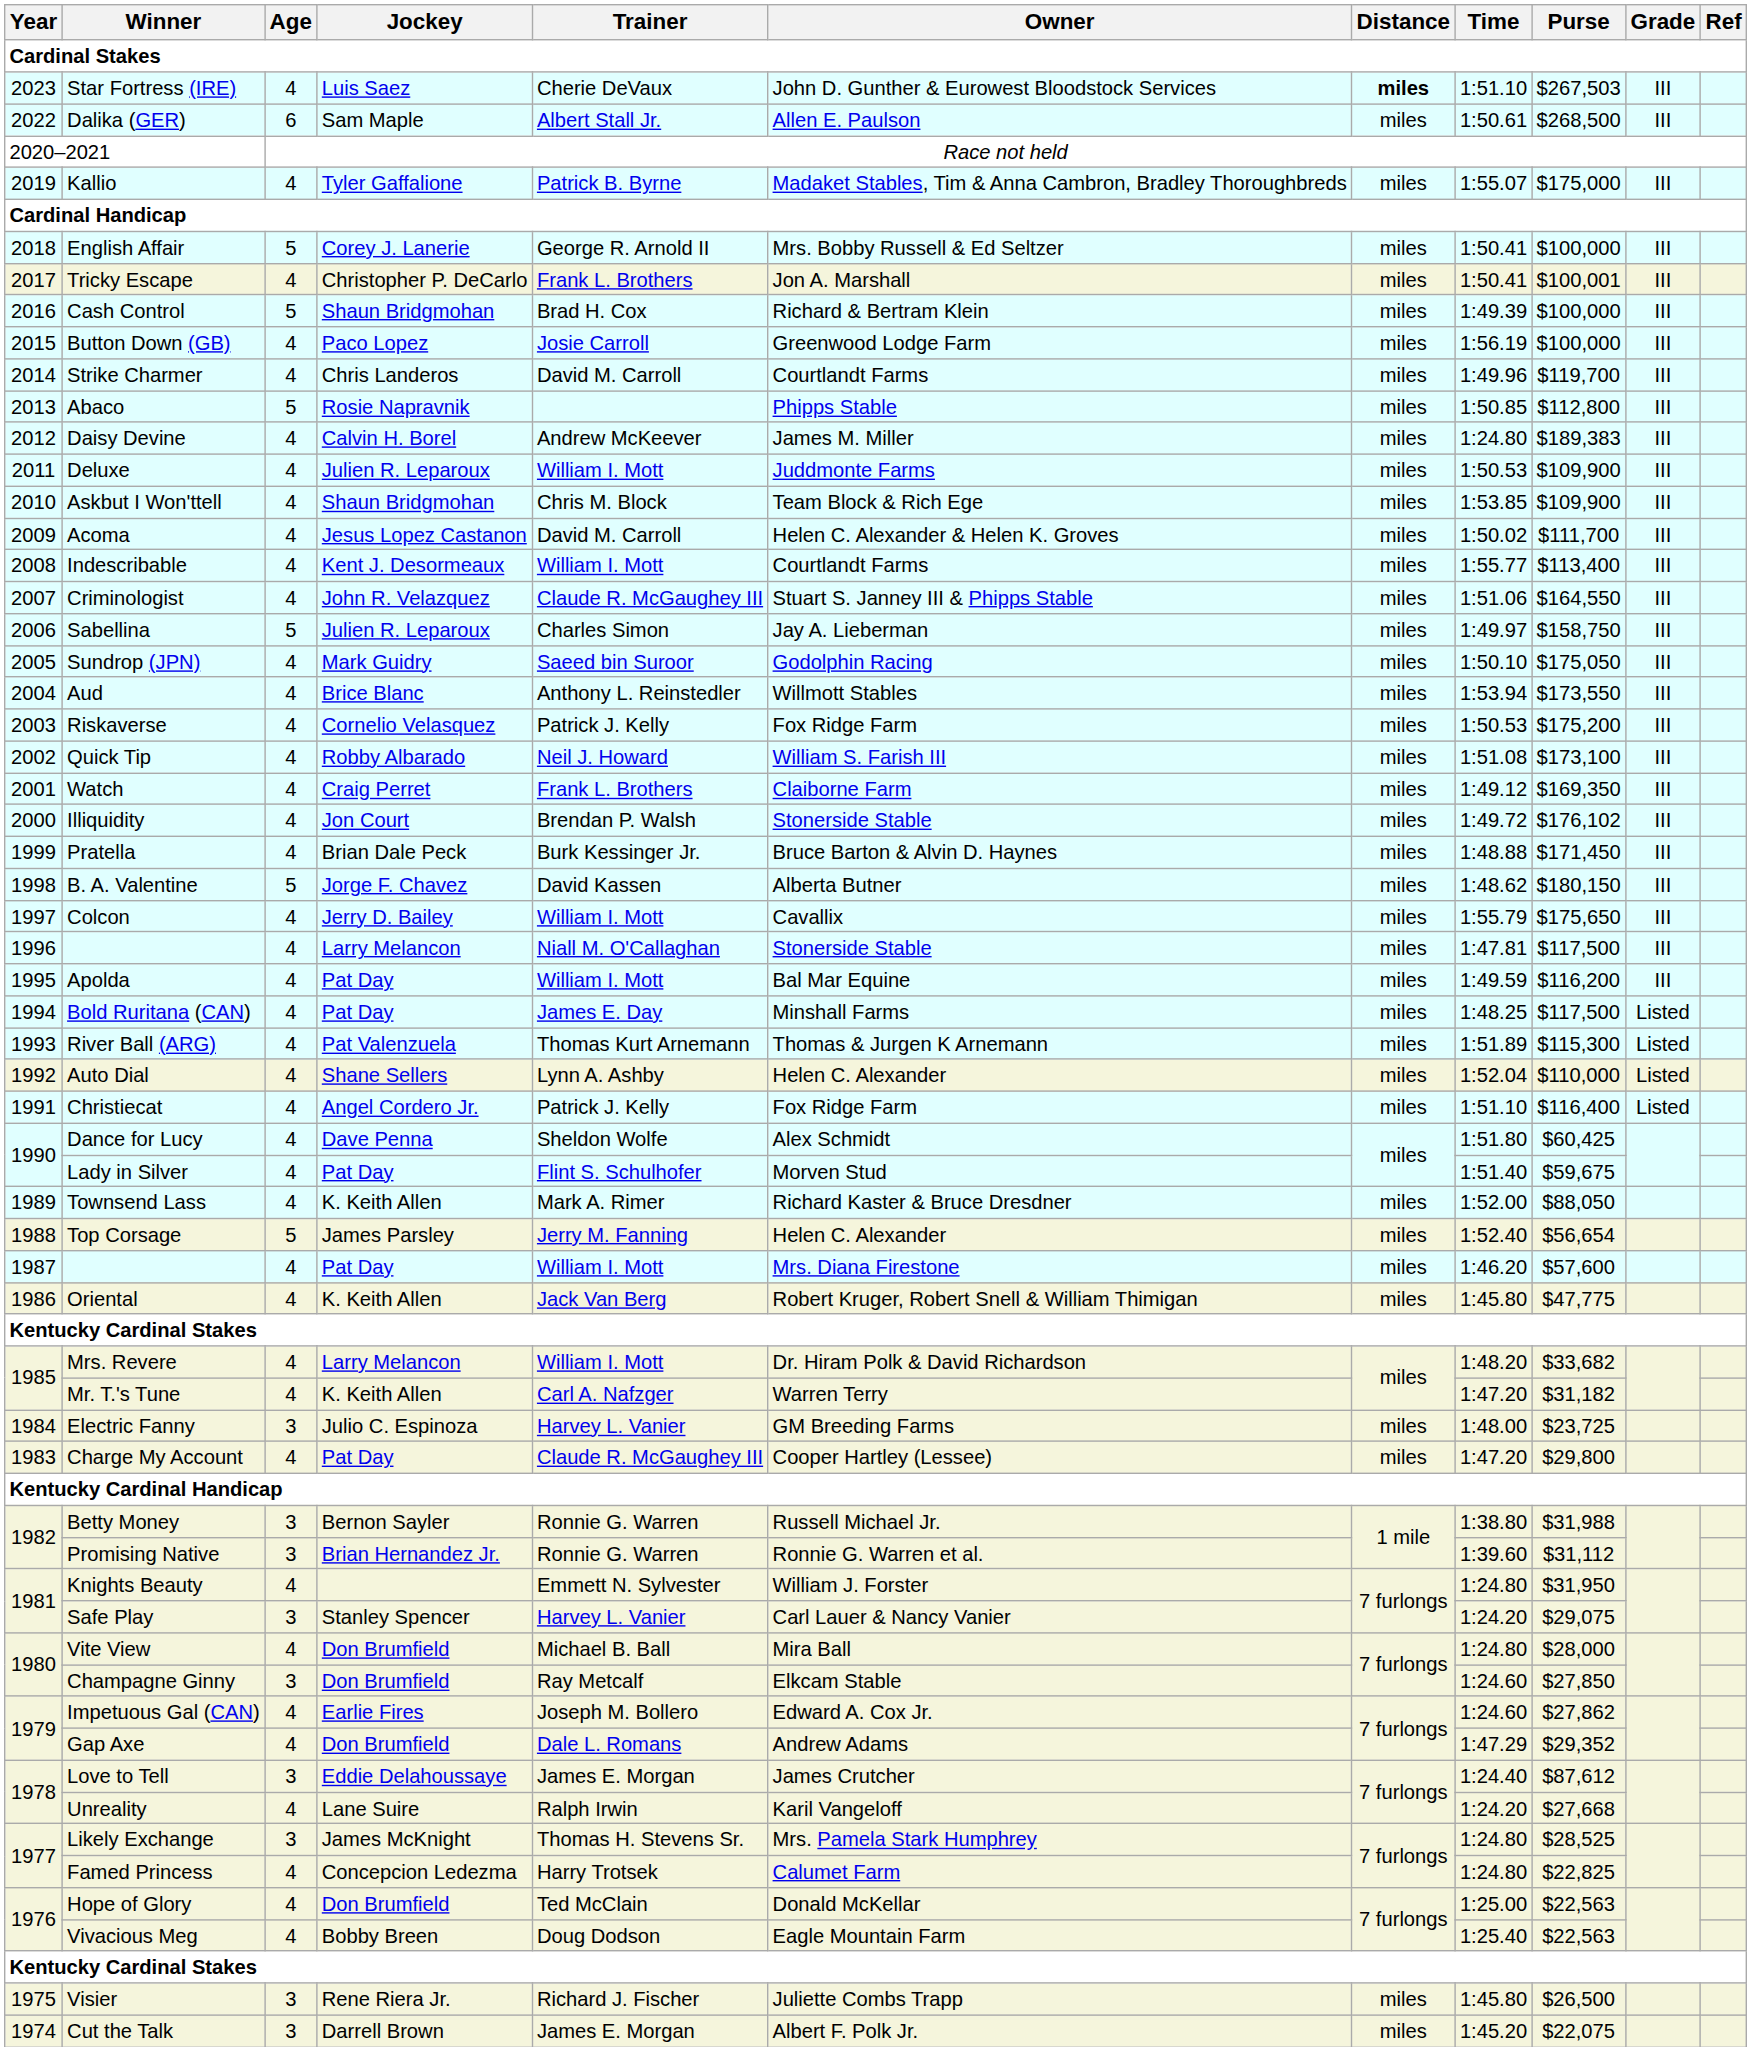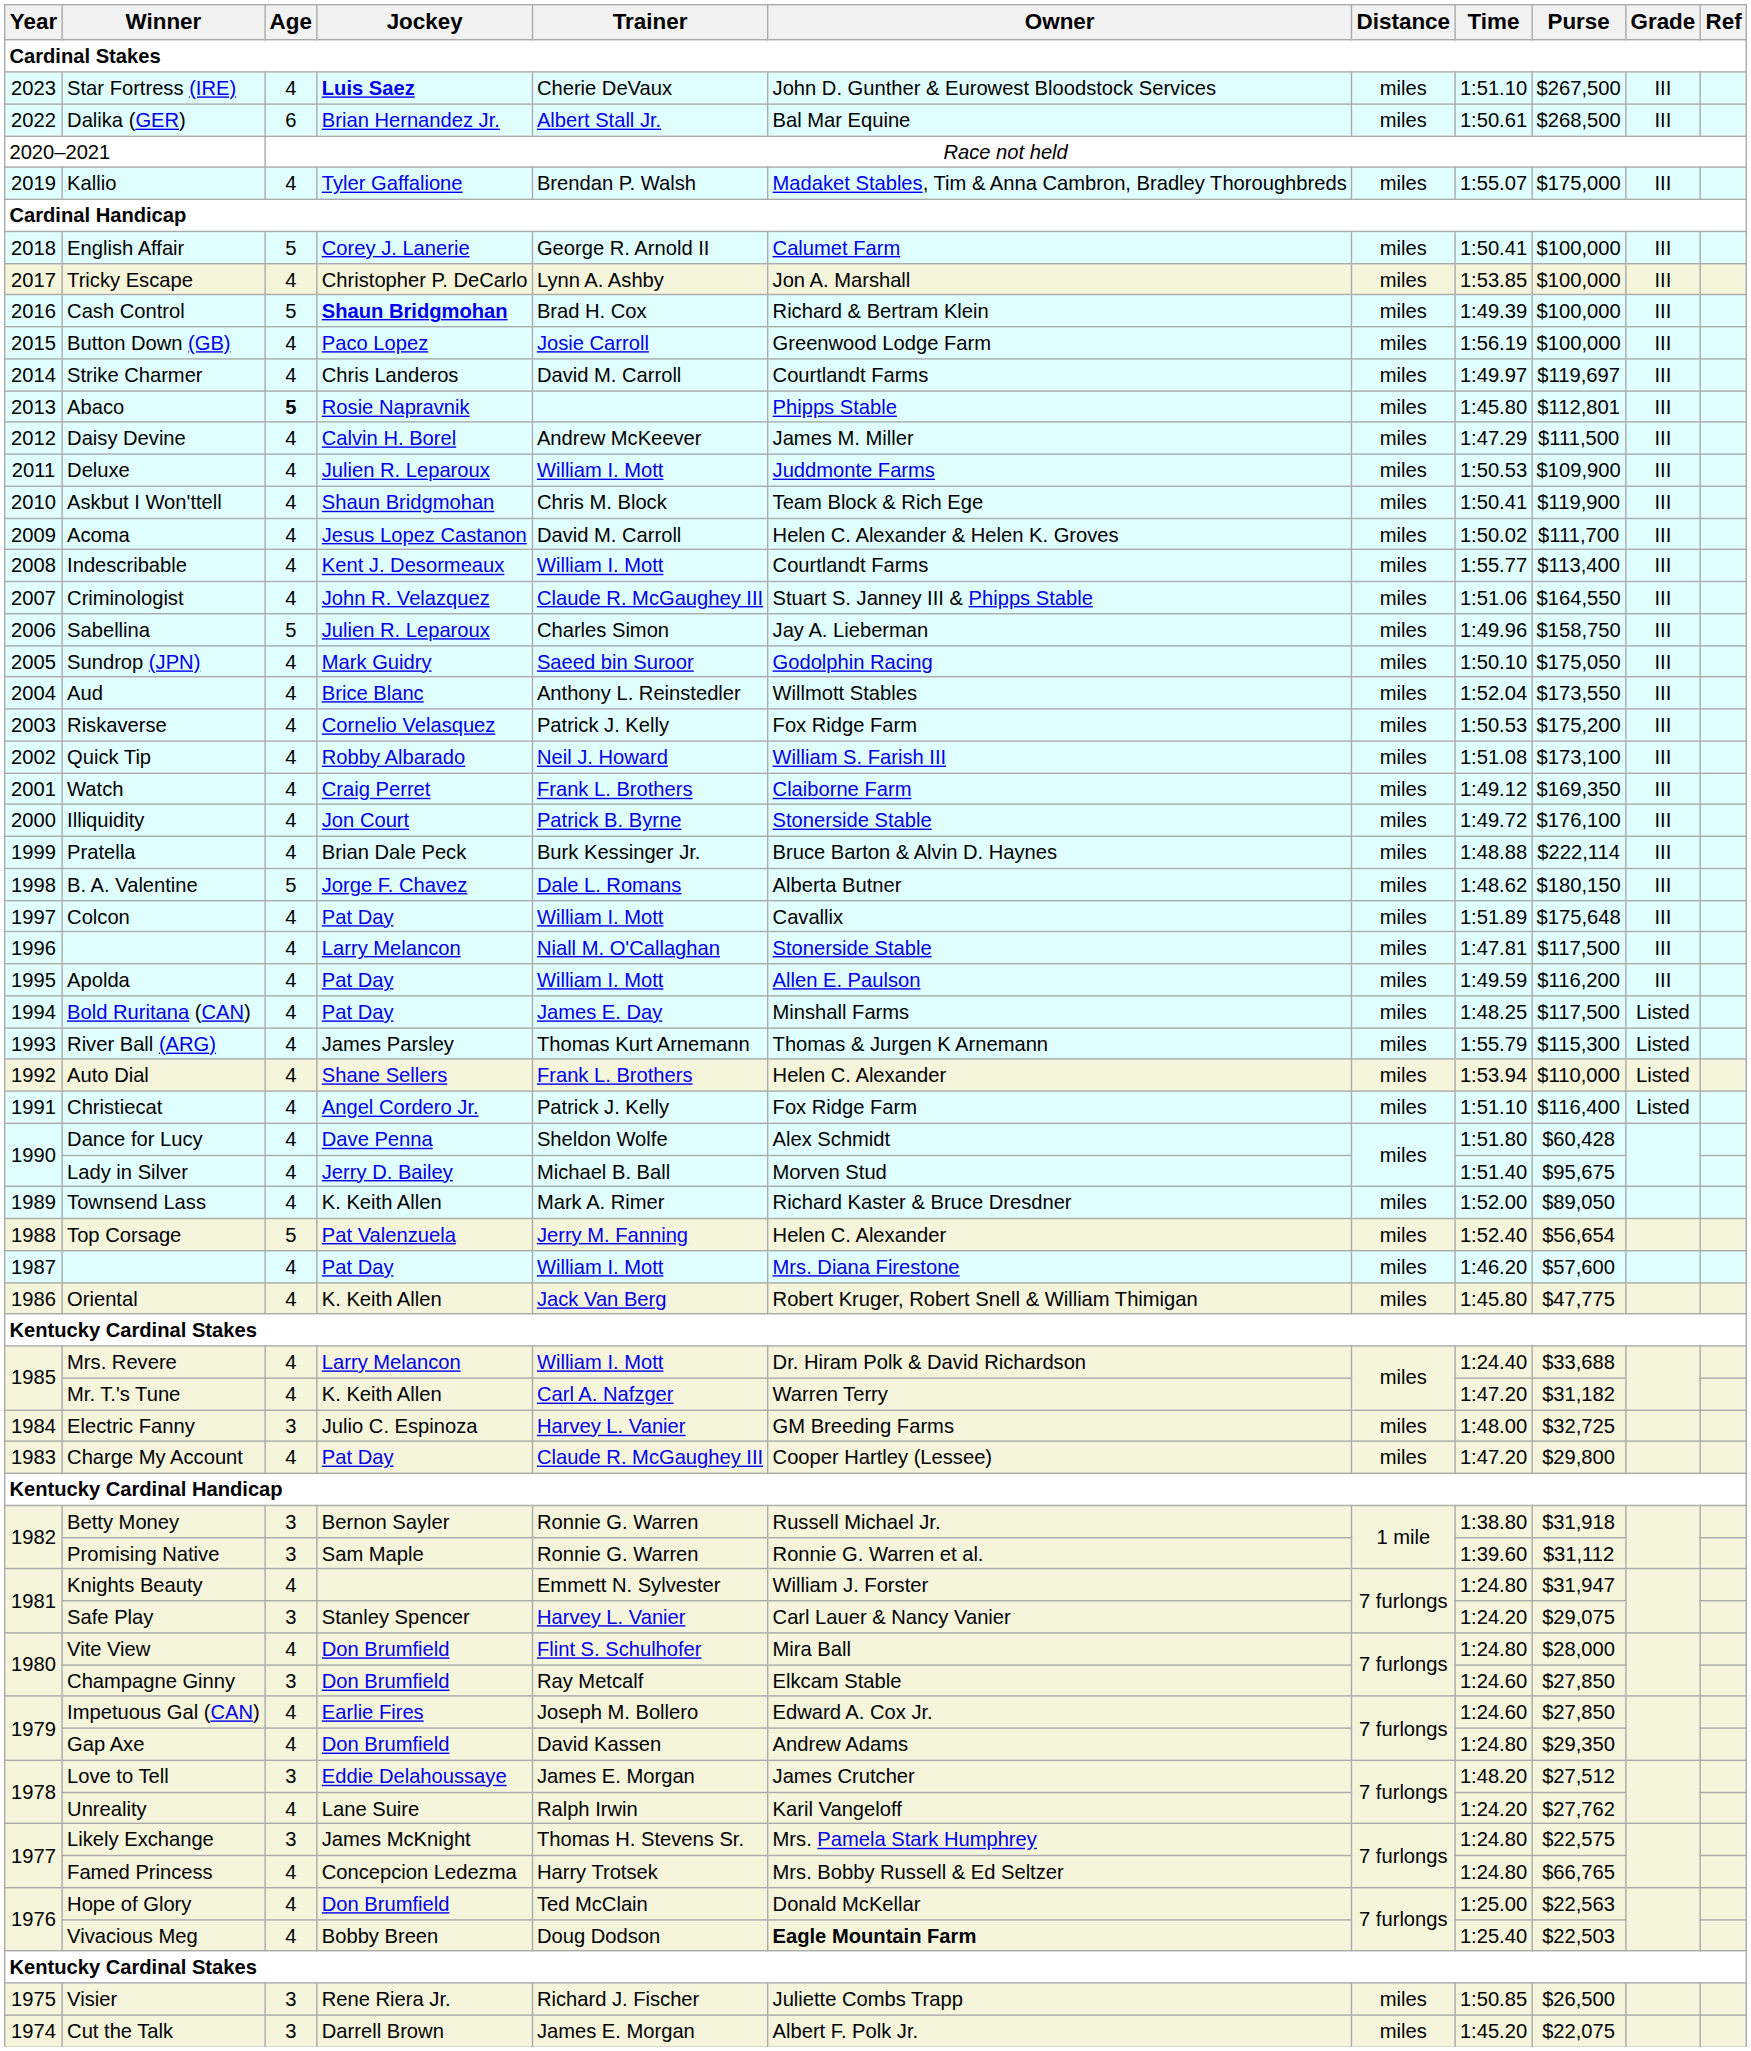(366, 88) normal -> (368, 88) bold
(1403, 88) bold -> (1403, 88) normal
(1579, 88) $267,503 -> (1579, 88) $267,500
(373, 120) Sam Maple -> (411, 120) Brian Hernandez Jr.
(847, 120) Allen E. Paulson -> (841, 120) Bal Mar Equine
(609, 184) Patrick B. Byrne -> (616, 184) Brendan P. Walsh
(918, 247) Mrs. Bobby Russell & Ed Seltzer -> (836, 247) Calumet Farm
(615, 279) Frank L. Brothers -> (600, 279) Lynn A. Ashby
(1494, 279) 1:50.41 -> (1494, 279) 1:53.85
(1579, 279) $100,001 -> (1579, 279) $100,000
(408, 311) normal -> (415, 311) bold
(1494, 375) 1:49.96 -> (1494, 375) 1:49.97
(1579, 375) $119,700 -> (1579, 375) $119,697
(291, 406) normal -> (291, 406) bold
(1494, 406) 1:50.85 -> (1494, 406) 1:45.80
(1579, 406) $112,800 -> (1579, 406) $112,801
(1494, 438) 1:24.80 -> (1494, 438) 1:47.29
(1579, 438) $189,383 -> (1579, 438) $111,500
(1494, 502) 1:53.85 -> (1494, 502) 1:50.41
(1579, 502) $109,900 -> (1579, 502) $119,900
(1494, 629) 1:49.97 -> (1494, 629) 1:49.96
(1494, 693) 1:53.94 -> (1494, 693) 1:52.04
(616, 821) Brendan P. Walsh -> (609, 821) Patrick B. Byrne
(1579, 821) $176,102 -> (1579, 821) $176,100
(1579, 852) $171,450 -> (1579, 852) $222,114
(599, 884) David Kassen -> (609, 884) Dale L. Romans
(387, 916) Jerry D. Bailey -> (358, 916) Pat Day
(1494, 916) 1:55.79 -> (1494, 916) 1:51.89
(1579, 916) $175,650 -> (1579, 916) $175,648
(841, 980) Bal Mar Equine -> (847, 980) Allen E. Paulson
(389, 1043) Pat Valenzuela -> (388, 1043) James Parsley
(1494, 1043) 1:51.89 -> (1494, 1043) 1:55.79
(600, 1075) Lynn A. Ashby -> (615, 1075) Frank L. Brothers
(1494, 1075) 1:52.04 -> (1494, 1075) 1:53.94
(1579, 1139) $60,425 -> (1579, 1139) $60,428
(358, 1171) Pat Day -> (387, 1171) Jerry D. Bailey
(619, 1171) Flint S. Schulhofer -> (604, 1171) Michael B. Ball
(1579, 1171) $59,675 -> (1579, 1171) $95,675
(1579, 1203) $88,050 -> (1579, 1203) $89,050
(388, 1235) James Parsley -> (389, 1235) Pat Valenzuela
(1494, 1362) 1:48.20 -> (1494, 1362) 1:24.40
(1579, 1362) $33,682 -> (1579, 1362) $33,688
(1579, 1426) $23,725 -> (1579, 1426) $32,725
(1579, 1521) $31,988 -> (1579, 1521) $31,918
(411, 1553) Brian Hernandez Jr. -> (373, 1553) Sam Maple
(1579, 1585) $31,950 -> (1579, 1585) $31,947
(604, 1649) Michael B. Ball -> (619, 1649) Flint S. Schulhofer
(1579, 1712) $27,862 -> (1579, 1712) $27,850
(609, 1744) Dale L. Romans -> (599, 1744) David Kassen
(1494, 1744) 1:47.29 -> (1494, 1744) 1:24.80
(1579, 1744) $29,352 -> (1579, 1744) $29,350
(1494, 1776) 1:24.40 -> (1494, 1776) 1:48.20
(1579, 1776) $87,612 -> (1579, 1776) $27,512
(1579, 1808) $27,668 -> (1579, 1808) $27,762
(1579, 1840) $28,525 -> (1579, 1840) $22,575
(836, 1872) Calumet Farm -> (918, 1872) Mrs. Bobby Russell & Ed Seltzer
(1579, 1872) $22,825 -> (1579, 1872) $66,765
(869, 1935) normal -> (874, 1935) bold
(1579, 1935) $22,563 -> (1579, 1935) $22,503
(1494, 1999) 1:45.80 -> (1494, 1999) 1:50.85
